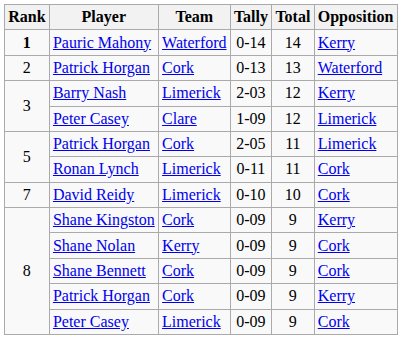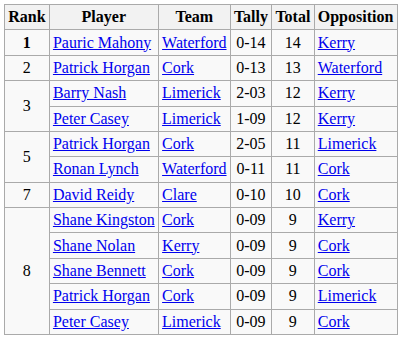(179, 118) Clare -> (191, 118) Limerick
(347, 118) Limerick -> (336, 118) Kerry
(191, 169) Limerick -> (194, 169) Waterford
(191, 194) Limerick -> (179, 194) Clare
(336, 296) Kerry -> (347, 296) Limerick
